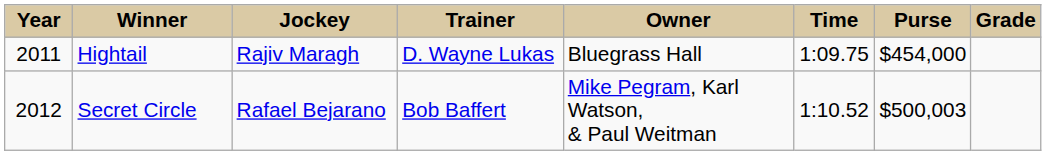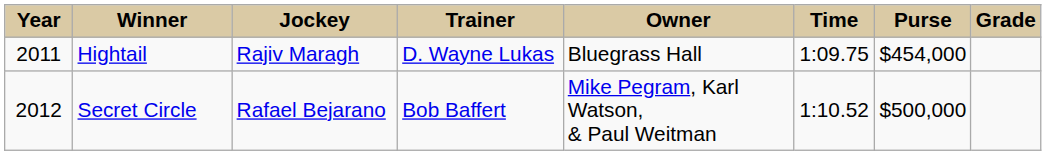(923, 110) $500,003 -> (923, 110) $500,000
